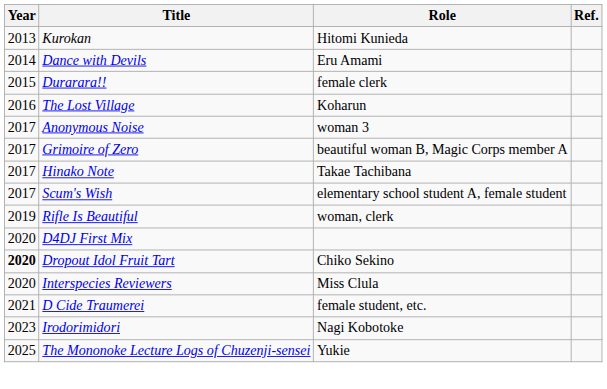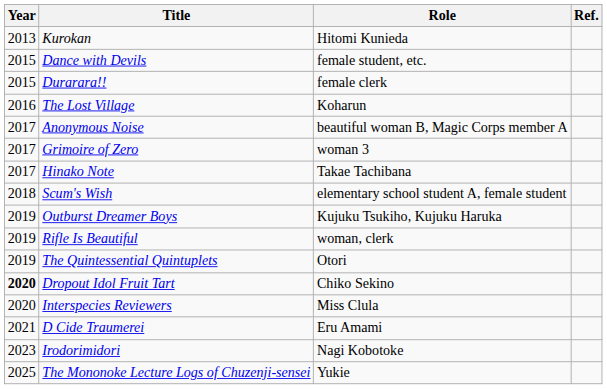(22, 60) 2014 -> (22, 60) 2015
(350, 60) Eru Amami -> (372, 60) female student, etc.
(343, 127) woman 3 -> (442, 127) beautiful woman B, Magic Corps member A
(442, 149) beautiful woman B, Magic Corps member A -> (343, 149) woman 3
(22, 194) 2017 -> (22, 194) 2018
+ row: (110, 216)
+ row: (130, 261)
- row: (87, 238)
(372, 305) female student, etc. -> (350, 328) Eru Amami
